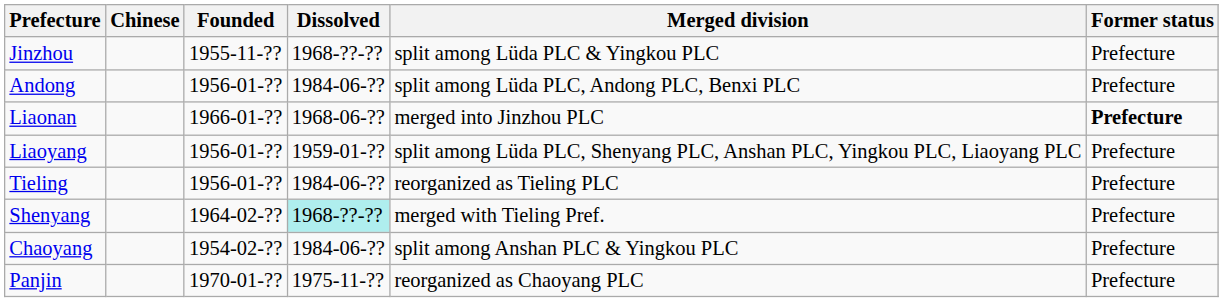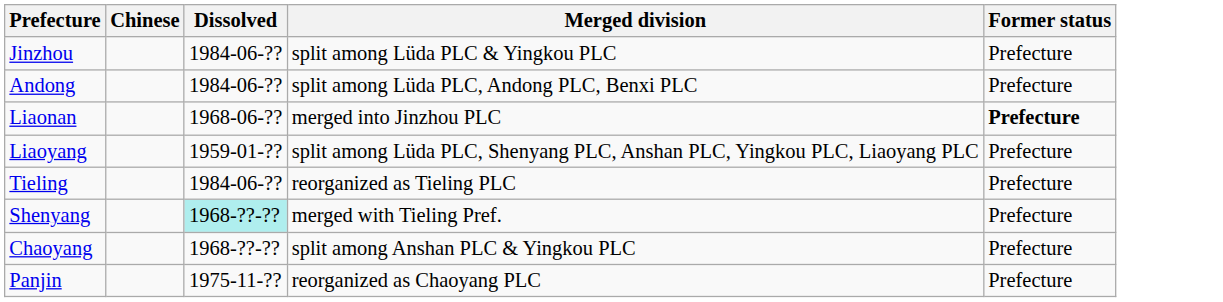- column: (236, 20)
(337, 53) 1968-??-?? -> (236, 53) 1984-06-??
(338, 248) 1984-06-?? -> (234, 248) 1968-??-??
